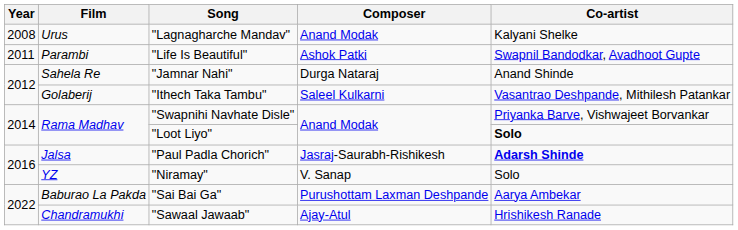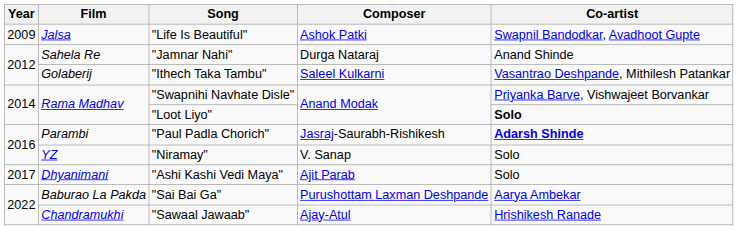- row: (221, 34)
(21, 54) 2011 -> (21, 34) 2009
(65, 54) Parambi -> (56, 34) Jalsa
(56, 154) Jalsa -> (65, 134) Parambi
+ row: (217, 174)
